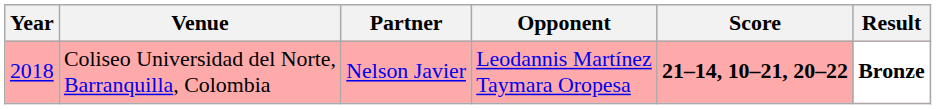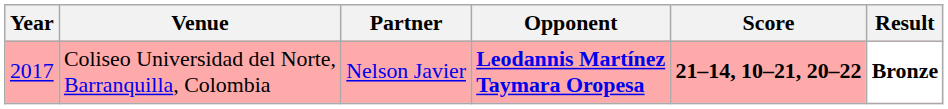(32, 71) 2018 -> (32, 71) 2017
(564, 71) normal -> (571, 71) bold
